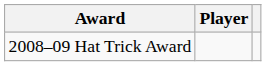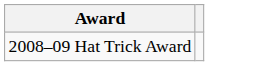- column: (224, 18)
